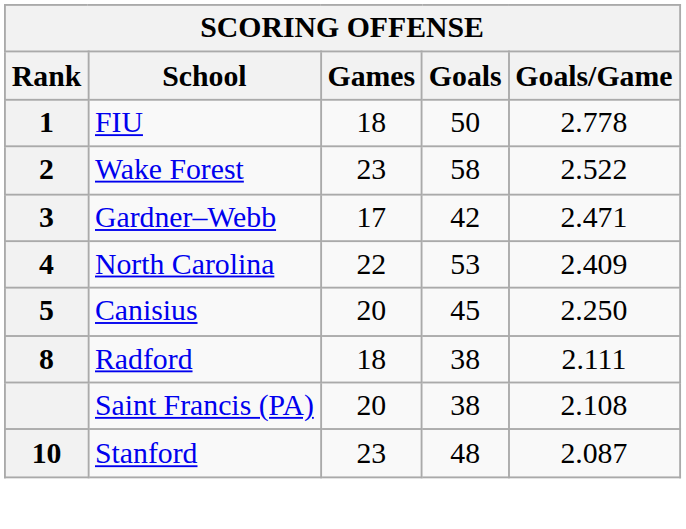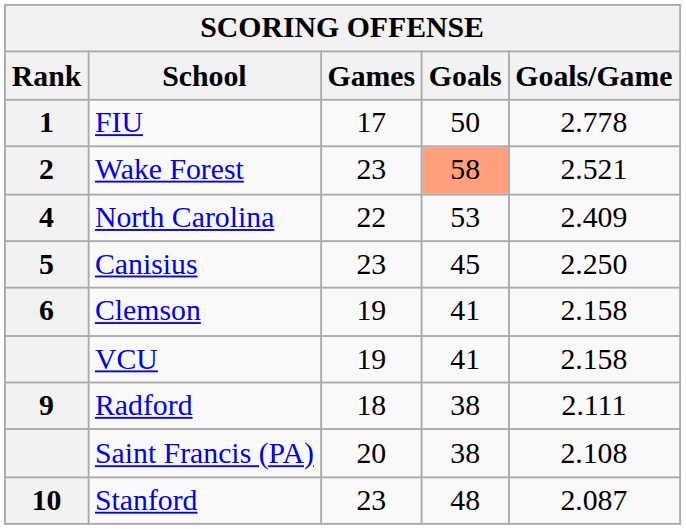(371, 122) 18 -> (371, 122) 17
(465, 169) no background -> (465, 169) lightsalmon background
(594, 169) 2.522 -> (594, 169) 2.521
- row: (186, 216)
(371, 311) 20 -> (371, 264) 23
+ row: (148, 311)
+ row: (126, 358)
(47, 358) 8 -> (47, 405) 9
